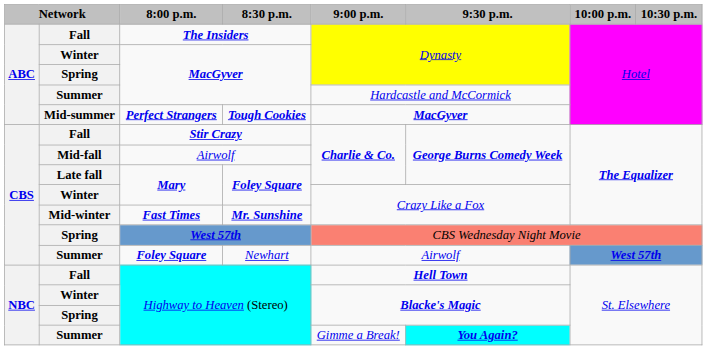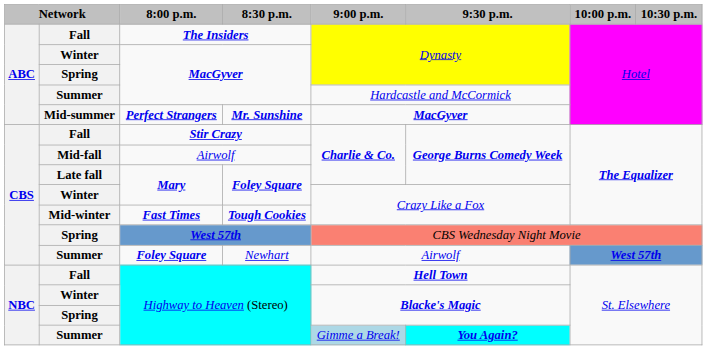(267, 114) Tough Cookies -> (267, 114) Mr. Sunshine
(267, 214) Mr. Sunshine -> (267, 214) Tough Cookies
(358, 335) no background -> (358, 335) lightblue background
